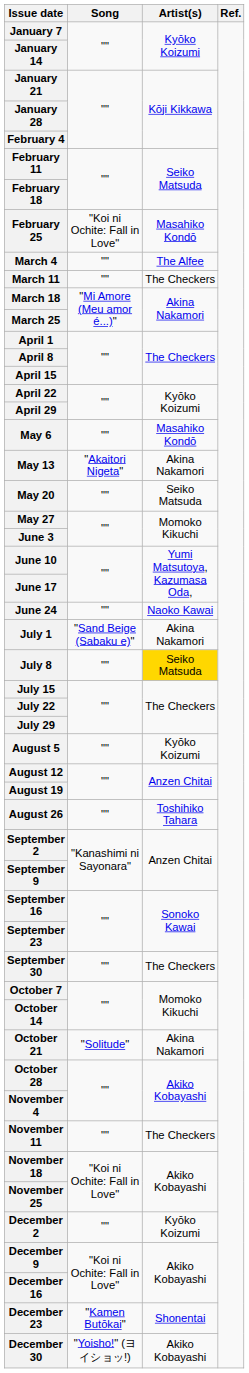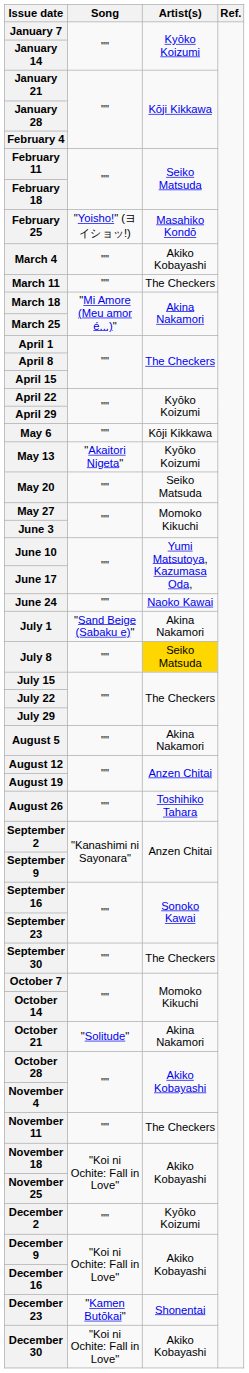(105, 231) "Koi ni Ochite: Fall in Love" -> (105, 226) "Yoisho!" (ヨイショッ!)
(180, 261) The Alfee -> (180, 259) Akiko Kobayashi
(180, 435) Masahiko Kondō -> (180, 432) Kōji Kikkawa
(180, 465) Akina Nakamori -> (180, 457) Kyōko Koizumi
(180, 748) Kyōko Koizumi -> (180, 740) Akina Nakamori
(105, 1350) "Yoisho!" (ヨイショッ!) -> (105, 1346) "Koi ni Ochite: Fall in Love"
